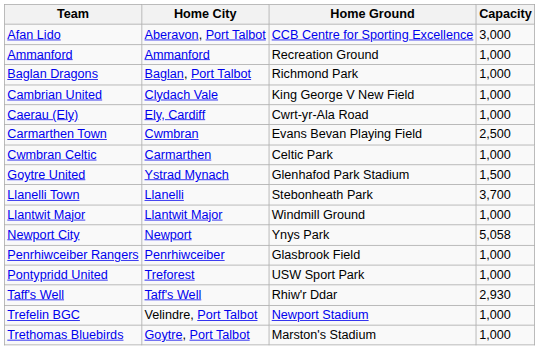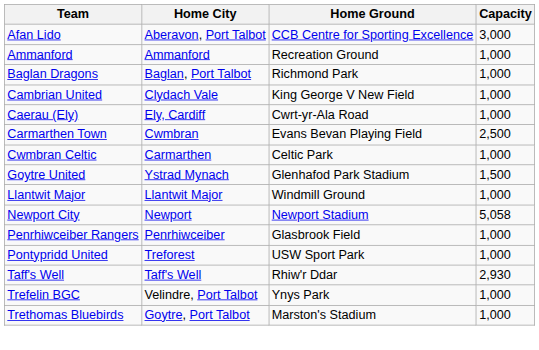- row: (43, 194)
(300, 235) Ynys Park -> (320, 214) Newport Stadium
(320, 315) Newport Stadium -> (300, 295) Ynys Park
